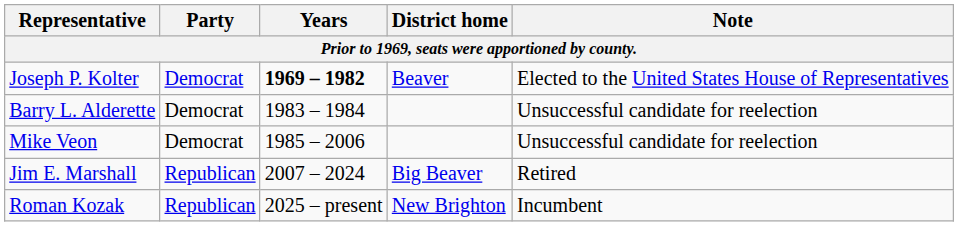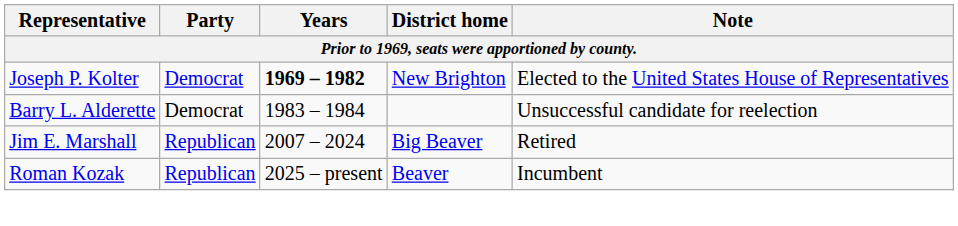(420, 78) Beaver -> (449, 78) New Brighton
- row: (53, 141)
(449, 205) New Brighton -> (420, 173) Beaver
